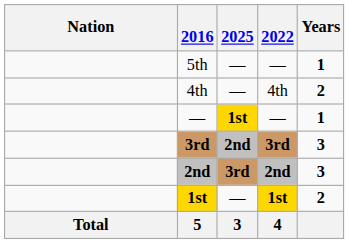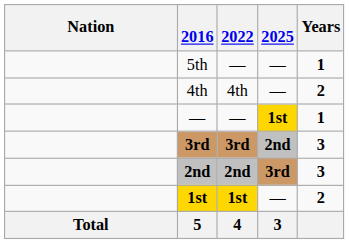columns swapped: (278, 37) <-> (237, 37)
